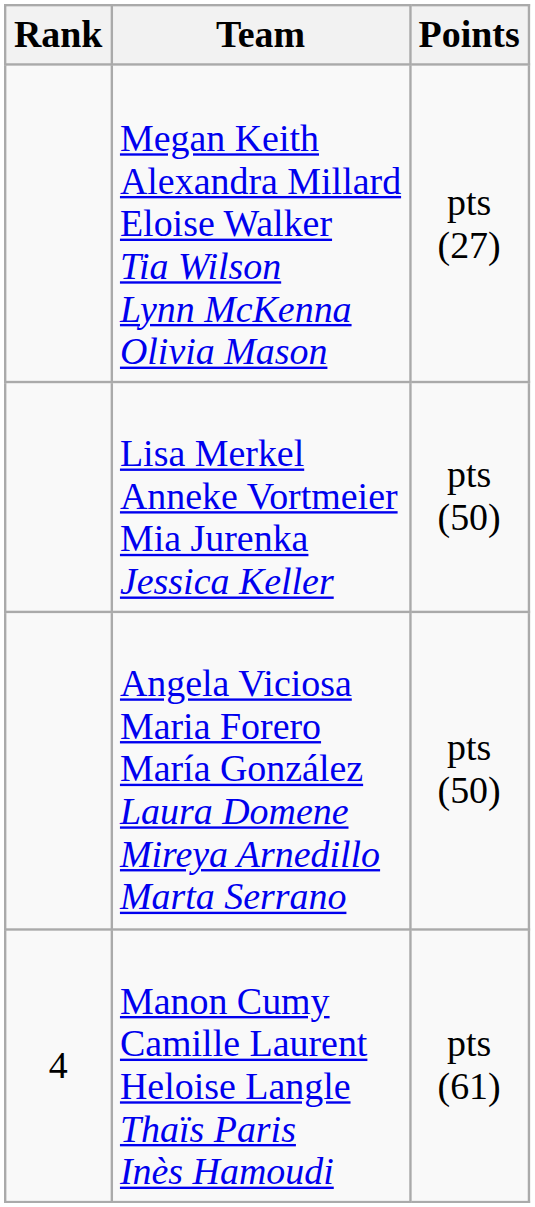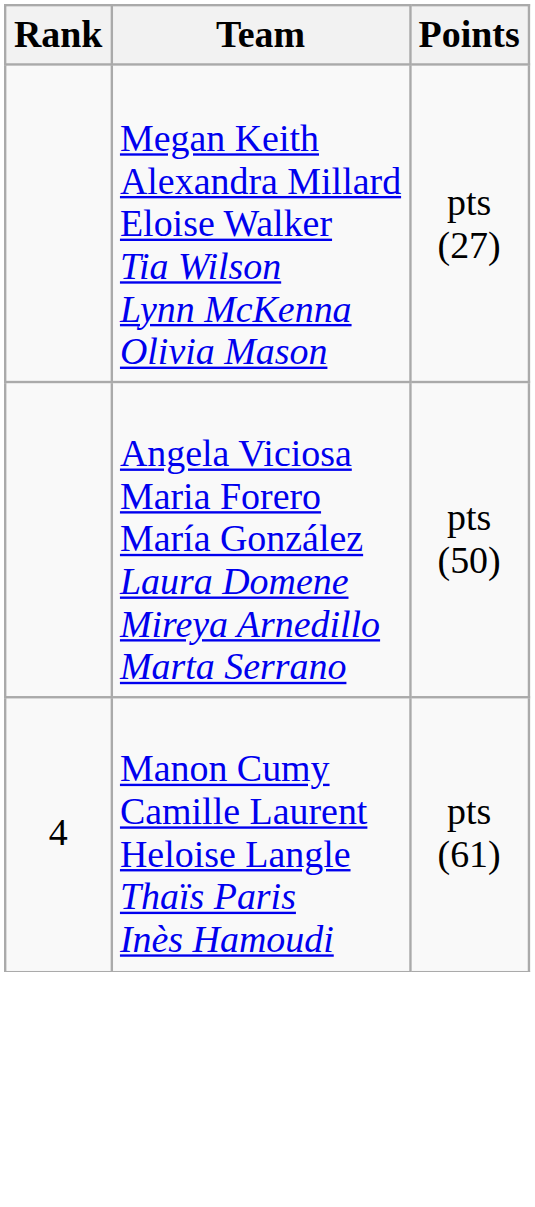- row: (259, 517)
